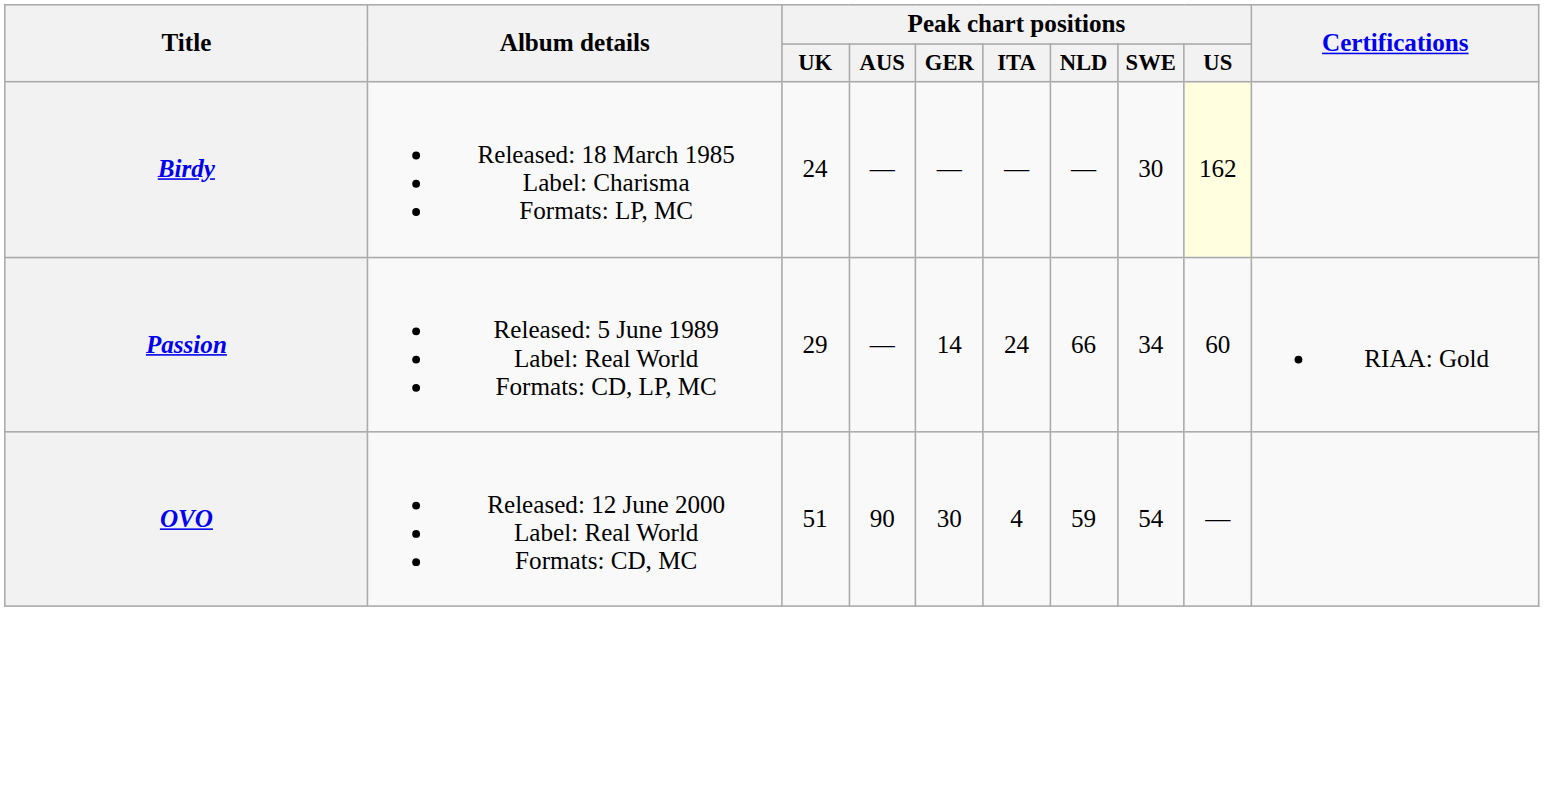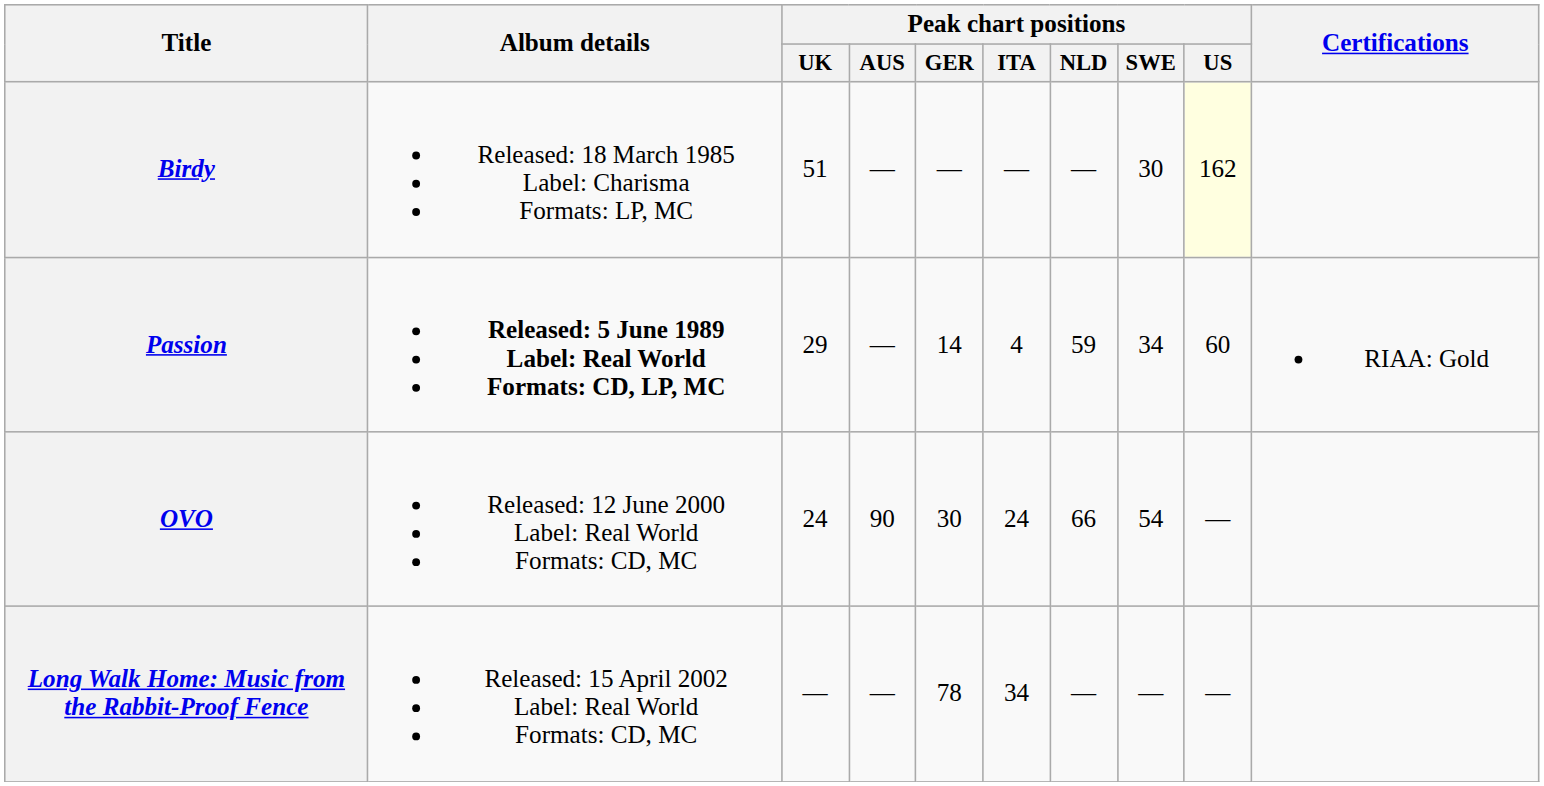(815, 169) 24 -> (815, 169) 51
(575, 358) normal -> (575, 358) bold
(1016, 343) 24 -> (1016, 343) 4
(1084, 343) 66 -> (1084, 343) 59
(815, 518) 51 -> (815, 518) 24
(1016, 518) 4 -> (1016, 518) 24
(1084, 518) 59 -> (1084, 518) 66
+ row: (186, 693)
